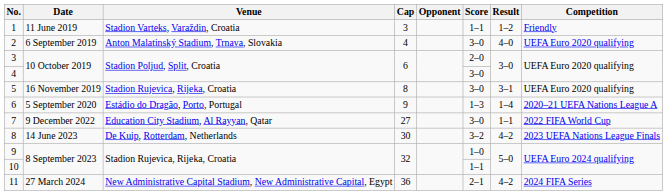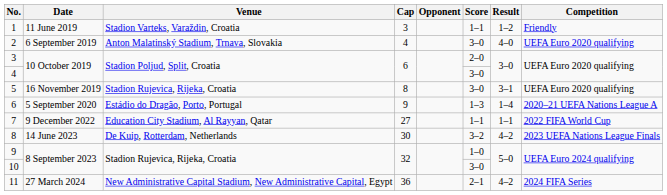(477, 120) 3–0 -> (477, 120) 1–1
(477, 167) 1–1 -> (477, 167) 3–0
